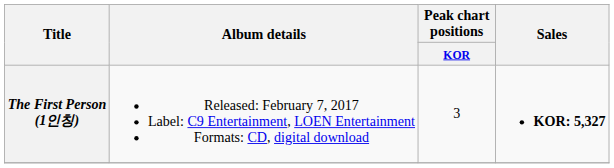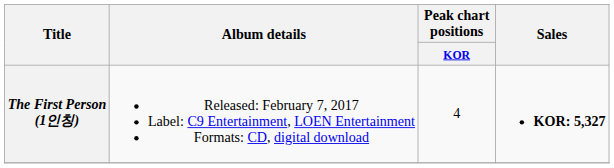(457, 114) 3 -> (457, 114) 4
